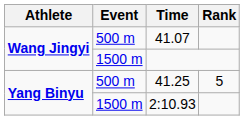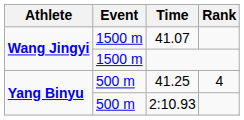(115, 38) 500 m -> (119, 38) 1500 m
(219, 82) 5 -> (219, 82) 4
(119, 104) 1500 m -> (115, 104) 500 m
